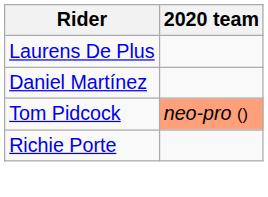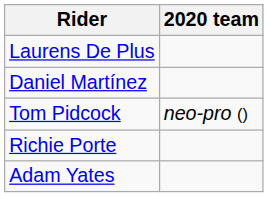(206, 113) lightsalmon background -> (206, 113) no background
+ row: (62, 176)
